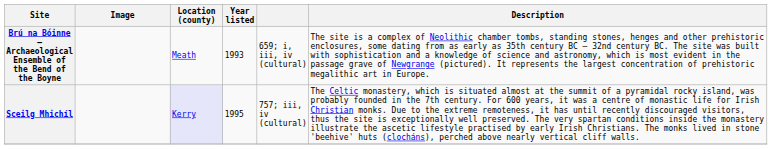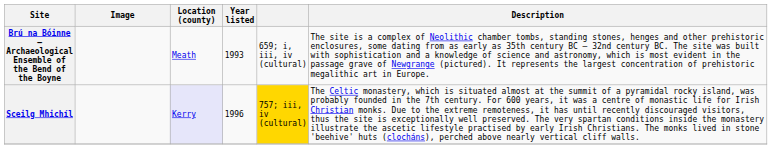(234, 114) 1995 -> (234, 114) 1996
(283, 114) no background -> (283, 114) gold background
